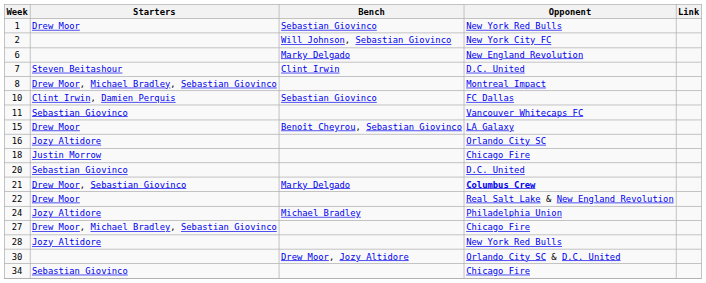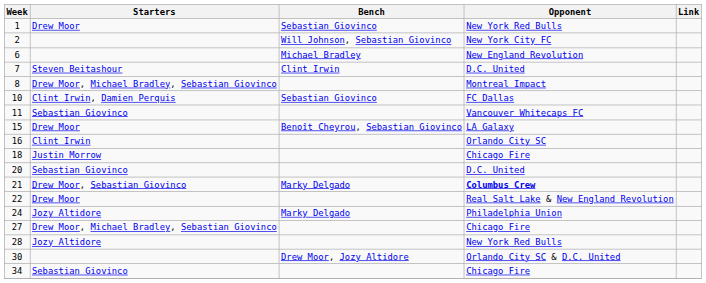(316, 55) Marky Delgado -> (321, 55) Michael Bradley
(67, 141) Jozy Altidore -> (61, 141) Clint Irwin
(321, 213) Michael Bradley -> (316, 213) Marky Delgado
